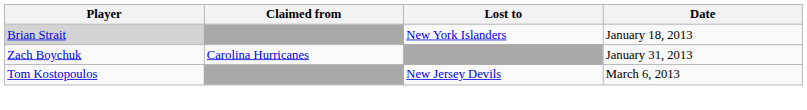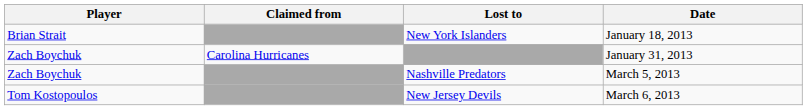(37, 34) lightgrey background -> (37, 34) no background
+ row: (456, 74)
